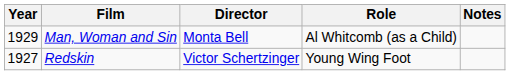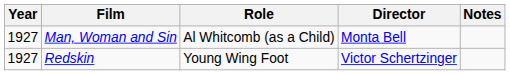columns swapped: (241, 15) <-> (381, 15)
(23, 37) 1929 -> (23, 37) 1927
